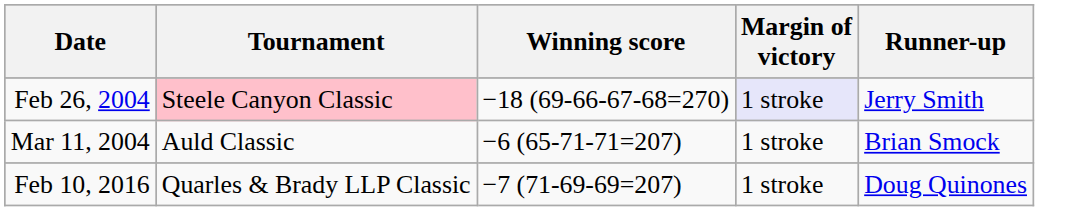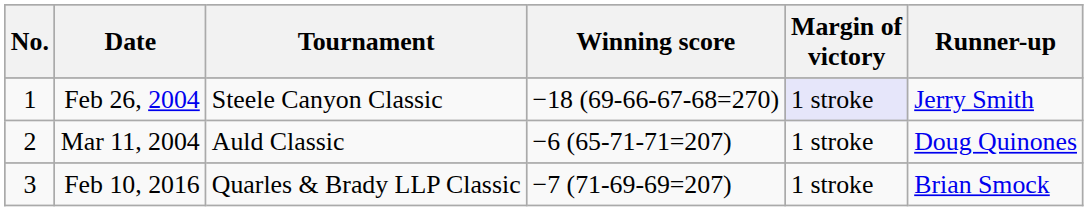+ column: (30, 41)
(277, 99) pink background -> (327, 99) no background
(932, 141) Brian Smock -> (996, 141) Doug Quinones
(946, 184) Doug Quinones -> (982, 184) Brian Smock
